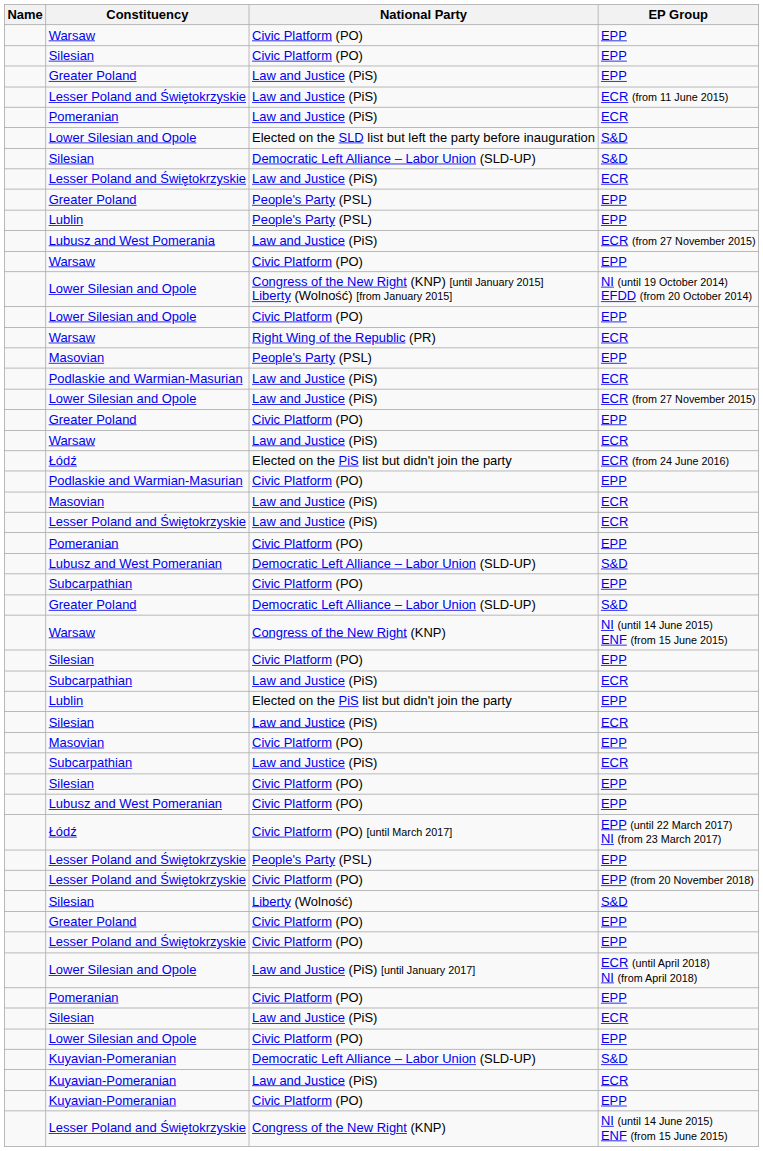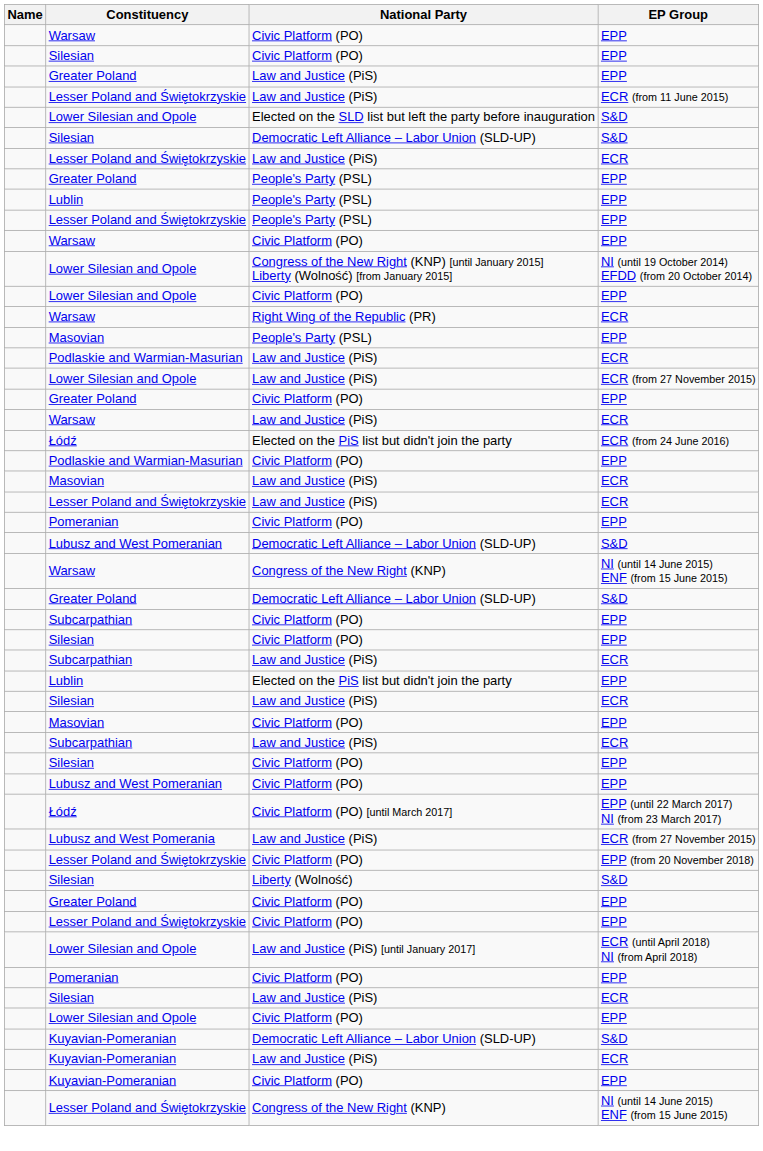- row: (84, 117)
rows swapped: (132, 240) <-> (147, 860)
rows swapped: (90, 584) <-> (72, 632)
